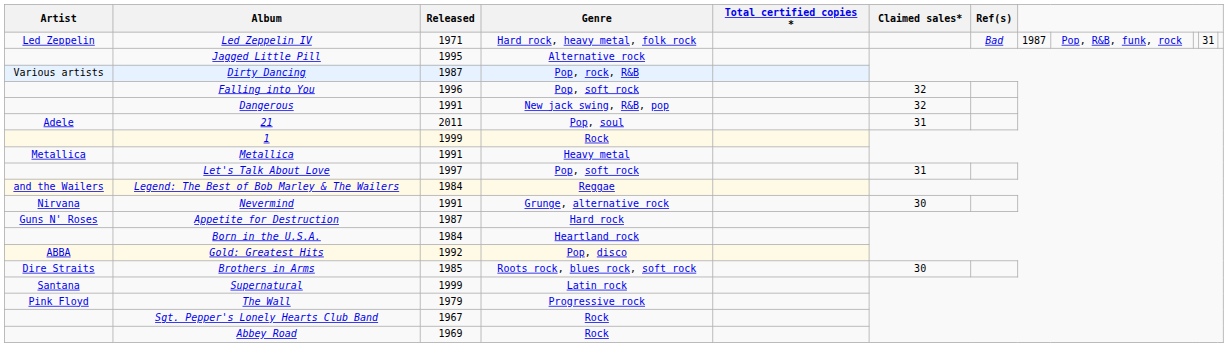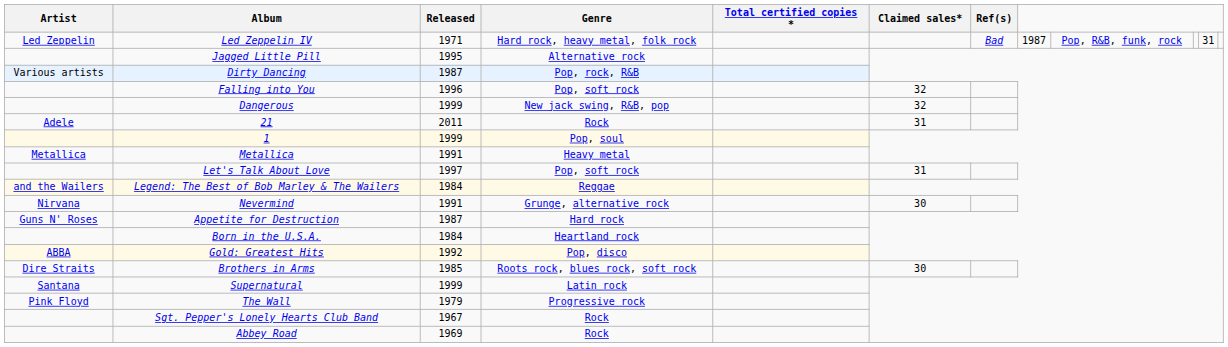(451, 106) 1991 -> (451, 106) 1999
(597, 122) Pop, soul -> (597, 122) Rock
(597, 138) Rock -> (597, 138) Pop, soul
